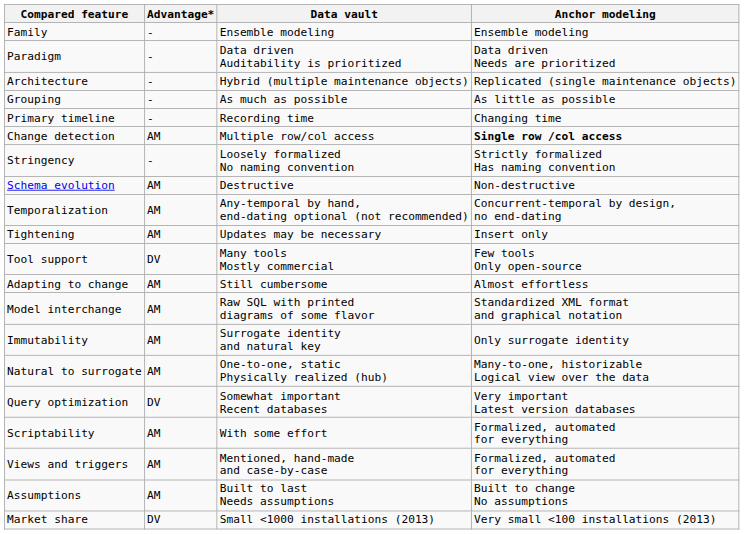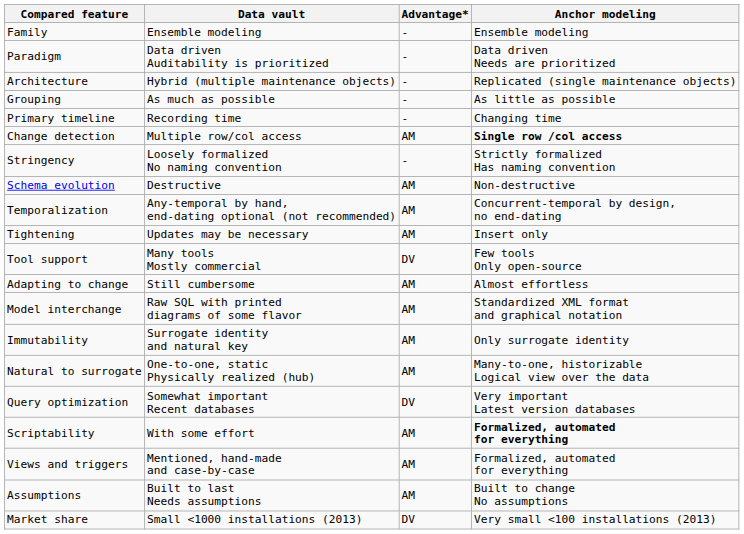columns swapped: (344, 14) <-> (181, 14)
(545, 433) normal -> (545, 433) bold
